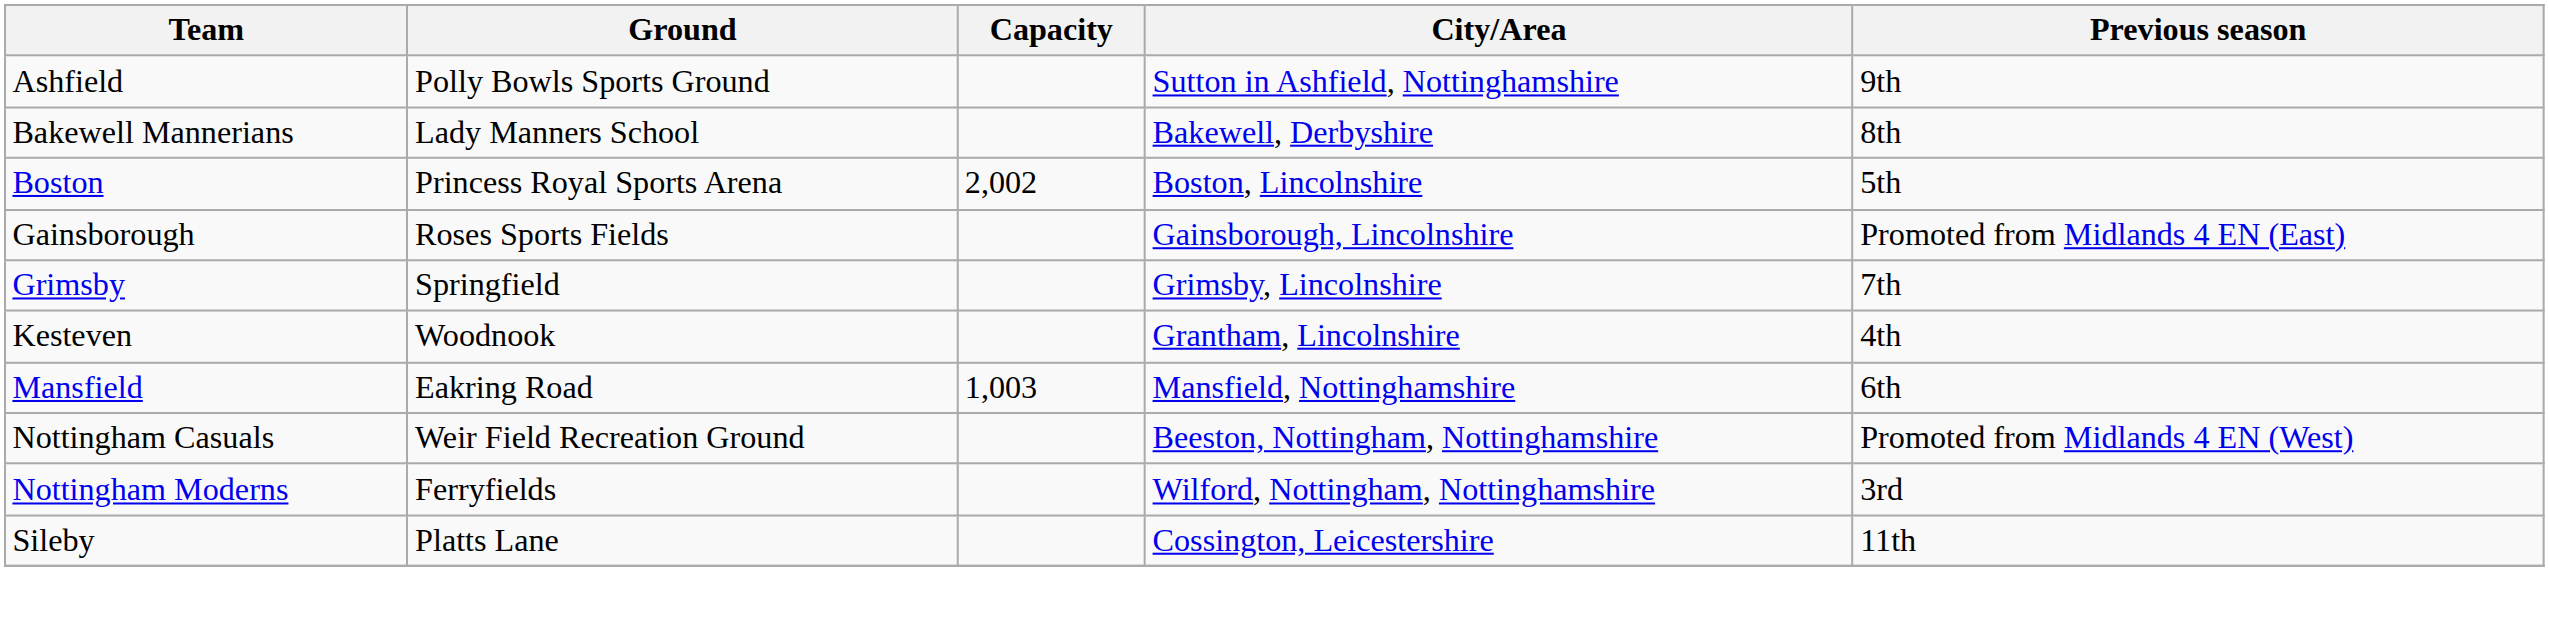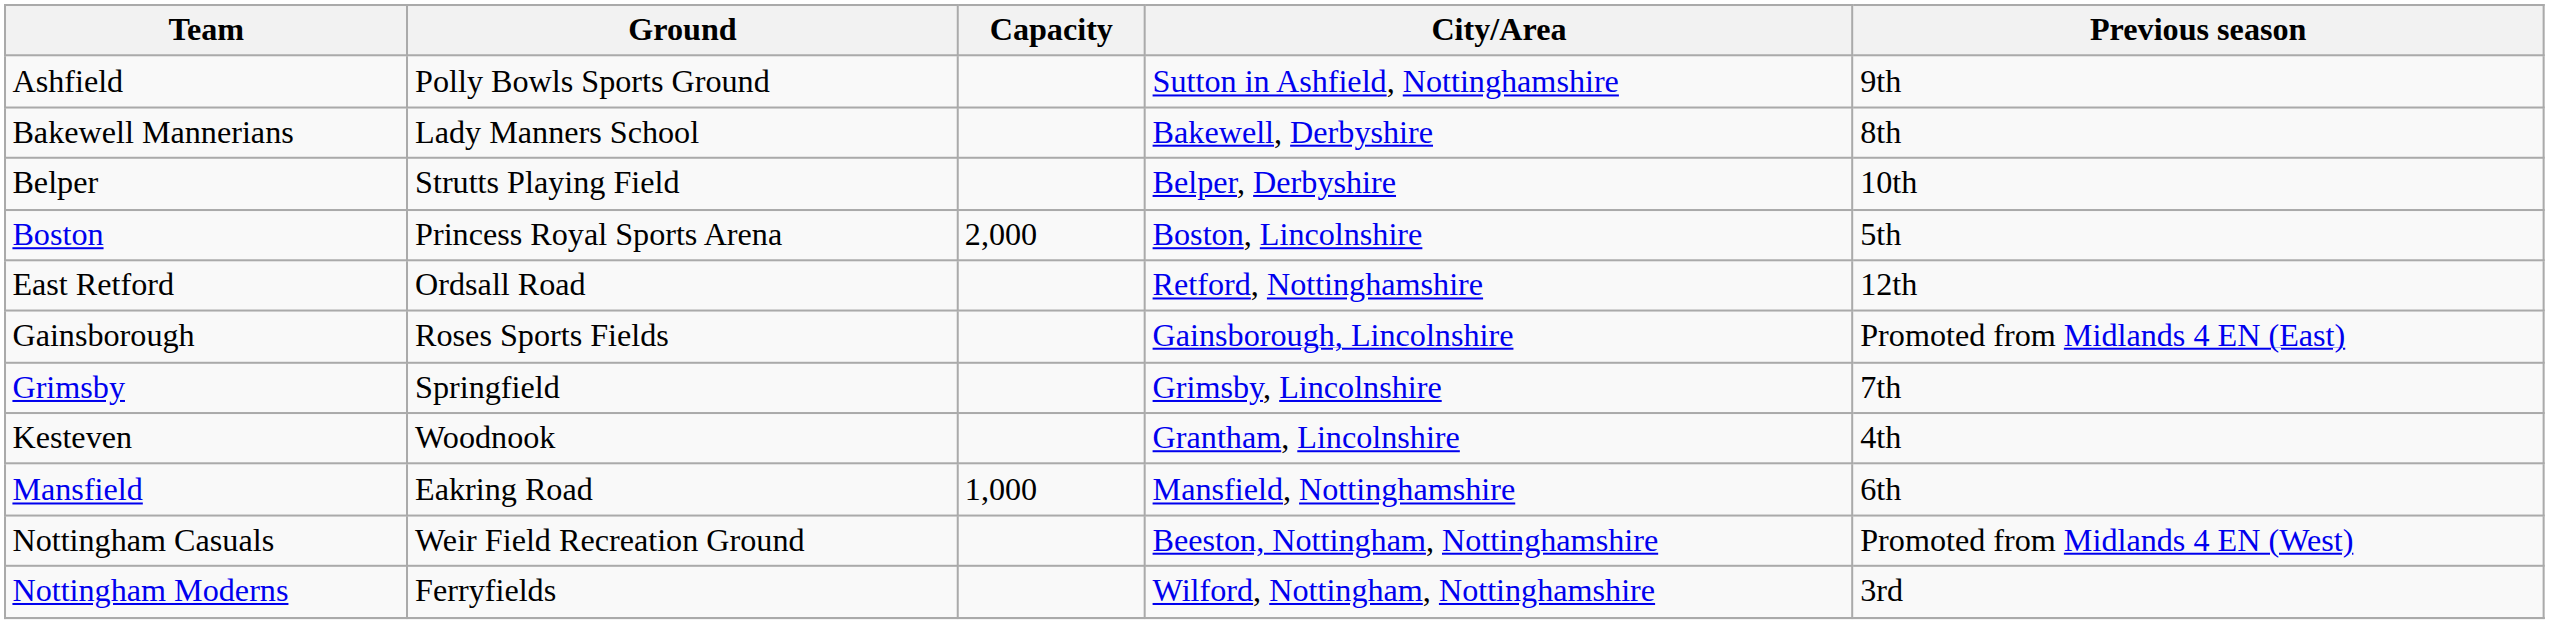+ row: (55, 183)
(1001, 183) 2,002 -> (1001, 234) 2,000
+ row: (93, 285)
(1001, 387) 1,003 -> (1001, 489) 1,000
- row: (54, 540)
